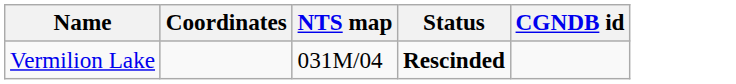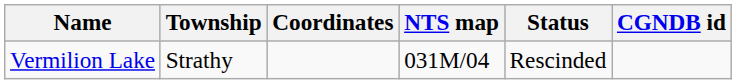+ column: (214, 22)
(454, 59) bold -> (558, 59) normal
